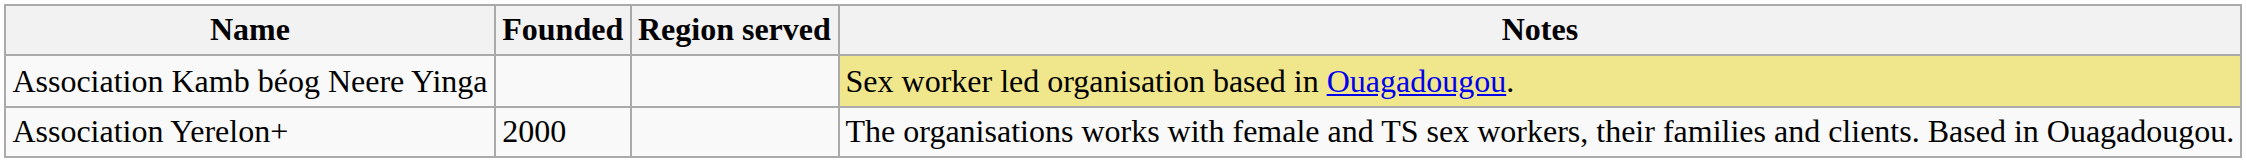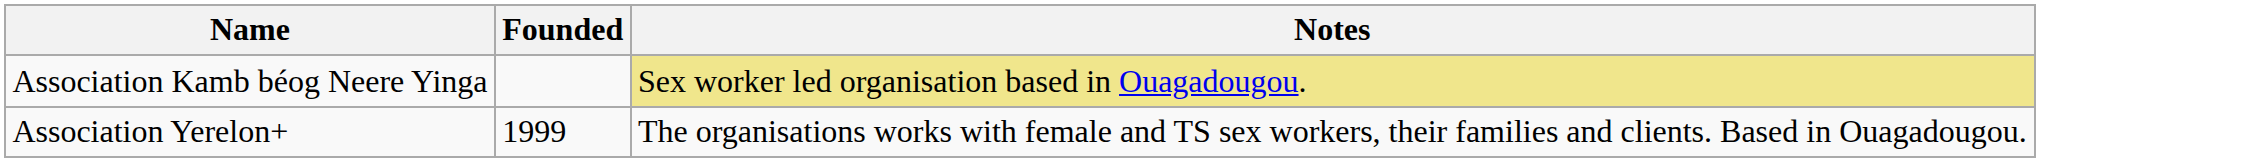- column: (734, 29)
(534, 131) 2000 -> (534, 131) 1999
